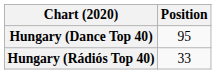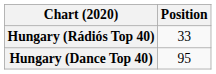rows swapped: (81, 36) <-> (81, 58)
